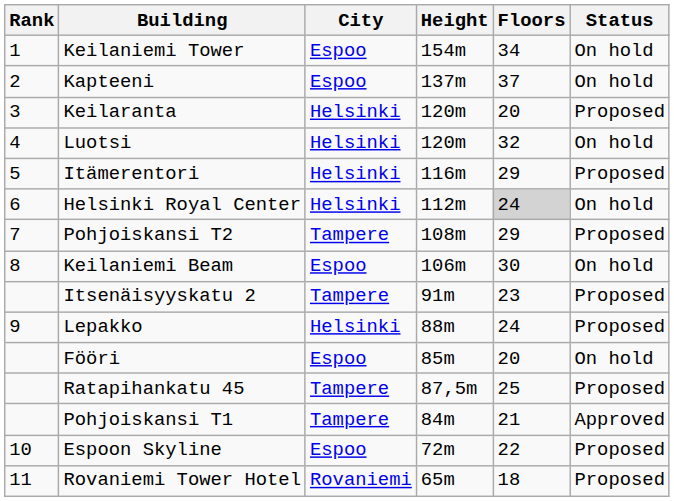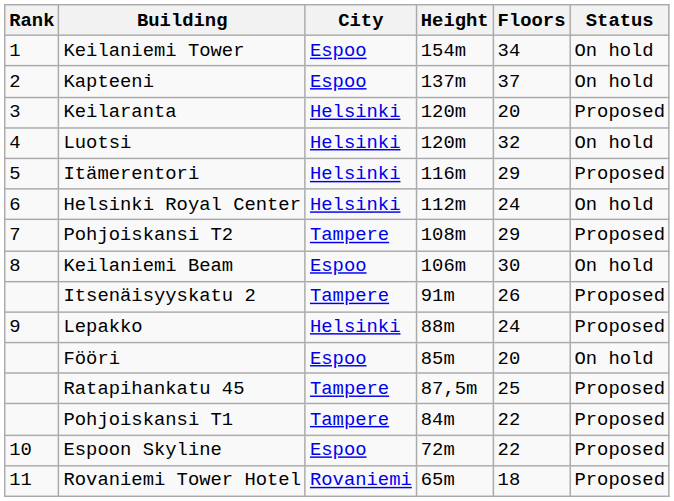(509, 204) lightgrey background -> (509, 204) no background
(509, 297) 23 -> (509, 297) 26
(509, 419) 21 -> (509, 419) 22
(620, 419) Approved -> (620, 419) Proposed
